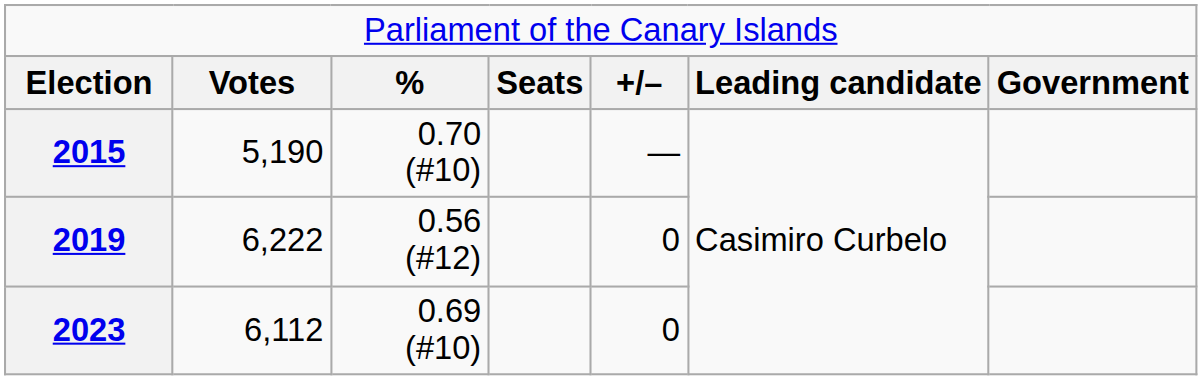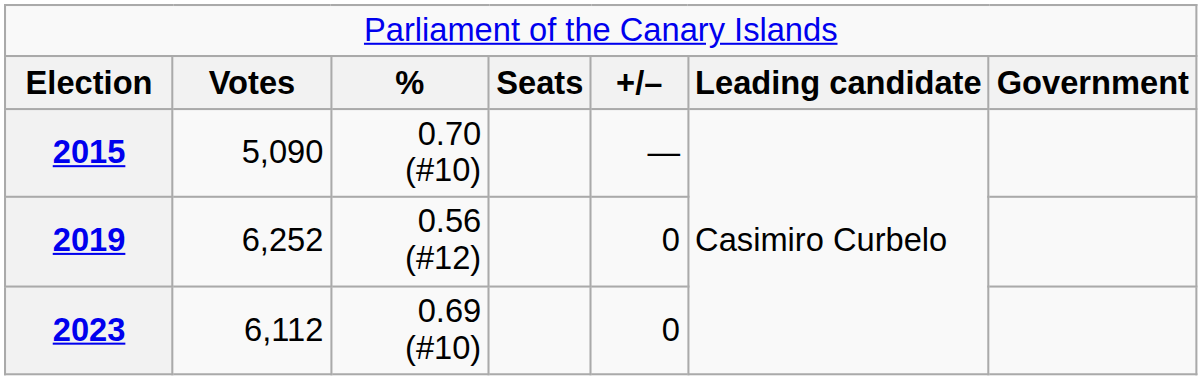(283, 152) 5,190 -> (283, 152) 5,090
(283, 240) 6,222 -> (283, 240) 6,252
